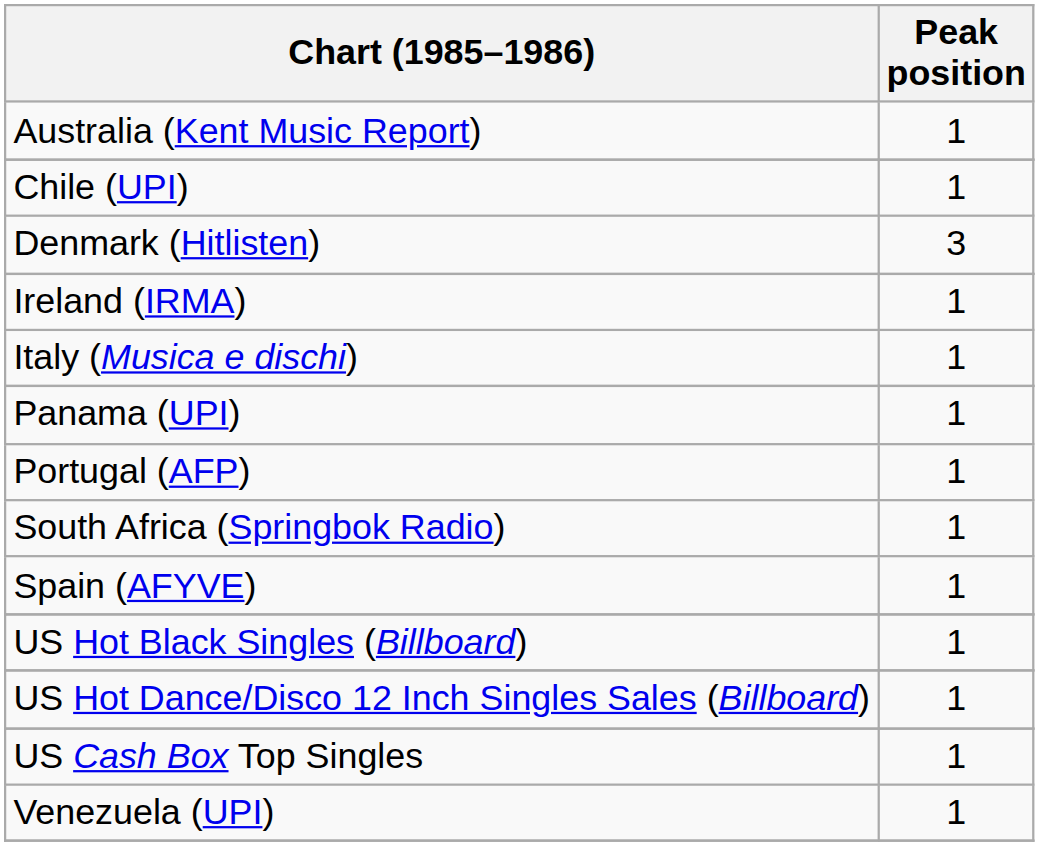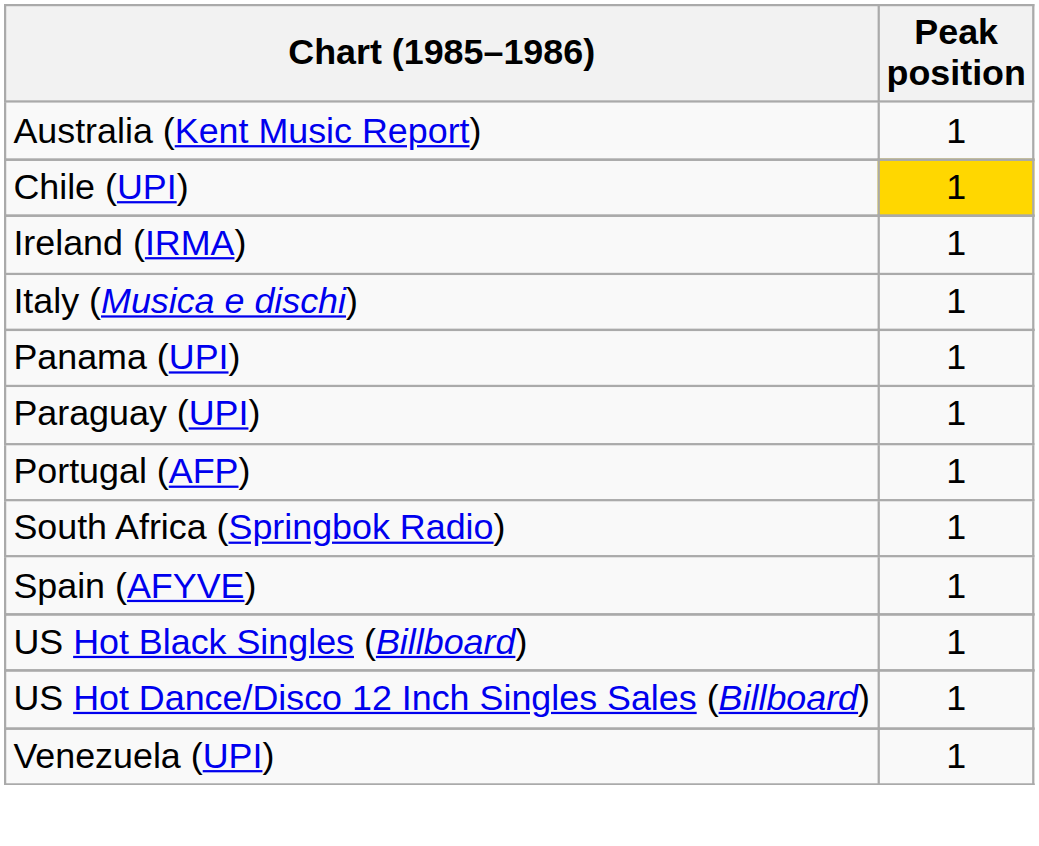(956, 186) no background -> (956, 186) gold background
- row: (167, 243)
+ row: (137, 414)
- row: (218, 755)
